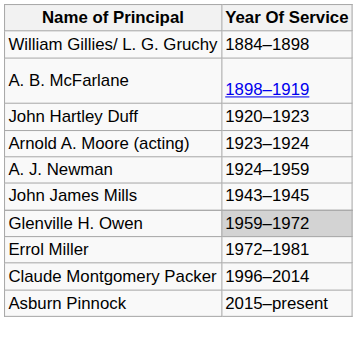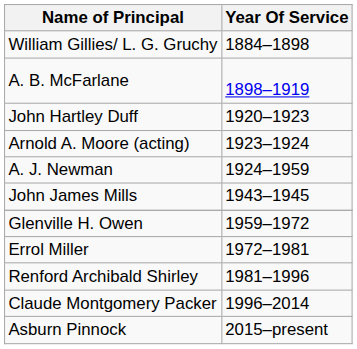(267, 223) lightgrey background -> (267, 223) no background
+ row: (103, 276)
